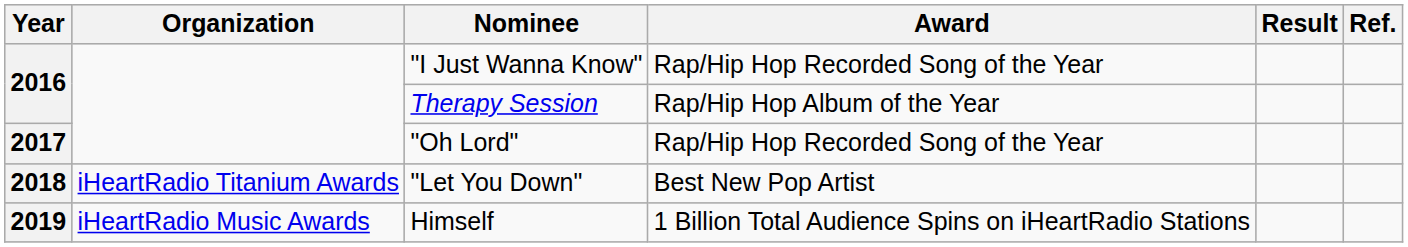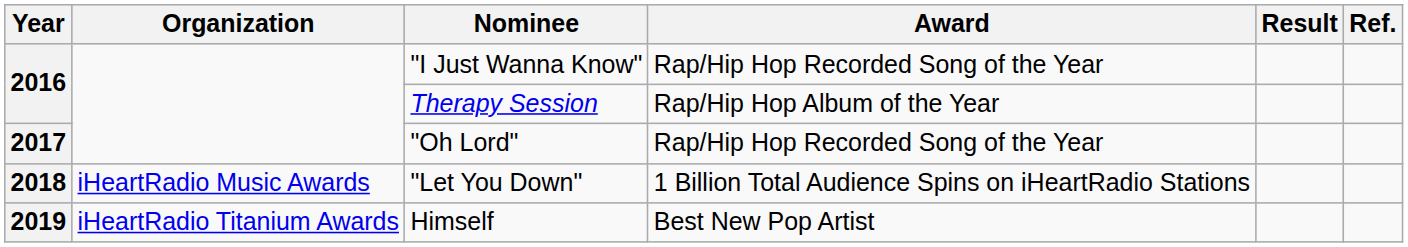(238, 182) iHeartRadio Titanium Awards -> (224, 182) iHeartRadio Music Awards
(764, 182) Best New Pop Artist -> (952, 182) 1 Billion Total Audience Spins on iHeartRadio Stations
(224, 222) iHeartRadio Music Awards -> (238, 222) iHeartRadio Titanium Awards
(952, 222) 1 Billion Total Audience Spins on iHeartRadio Stations -> (764, 222) Best New Pop Artist
